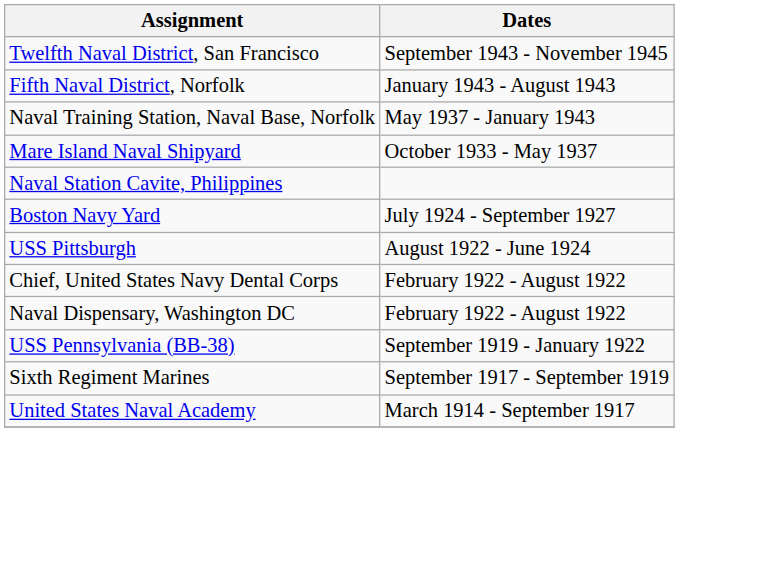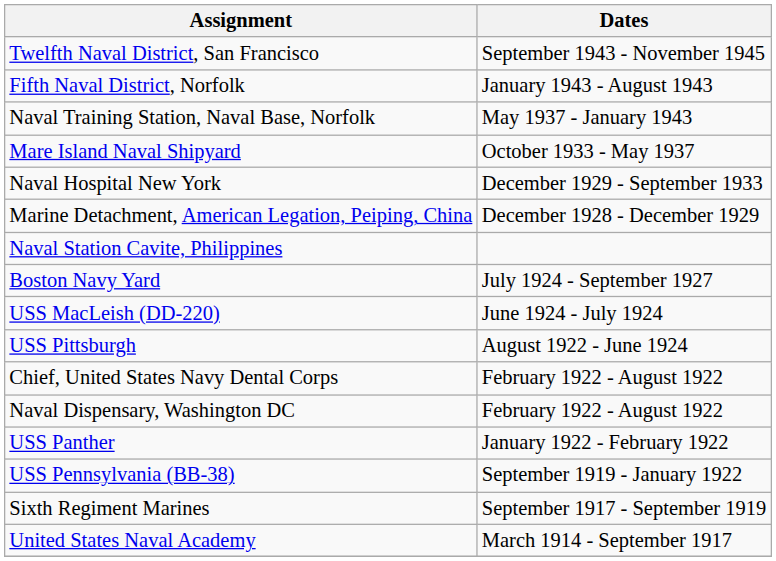+ row: (115, 183)
+ row: (241, 215)
+ row: (115, 313)
+ row: (62, 442)
